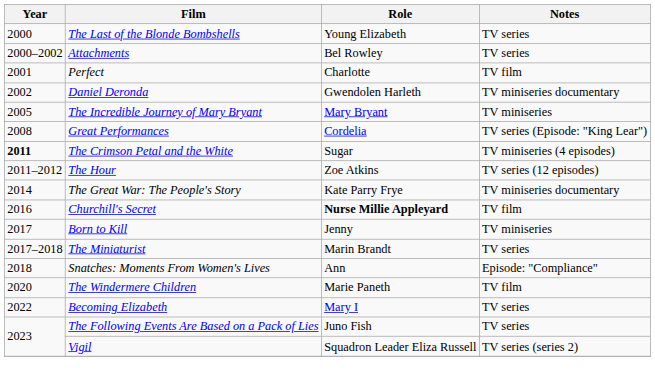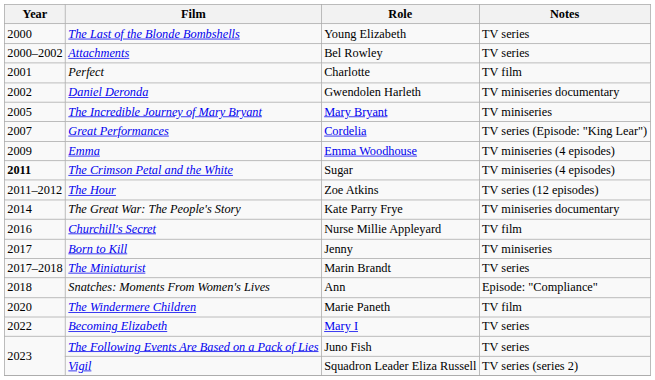(20, 131) 2008 -> (20, 131) 2007
+ row: (84, 151)
(386, 209) bold -> (383, 229) normal
